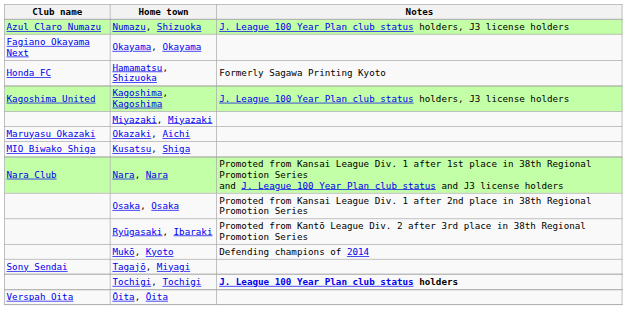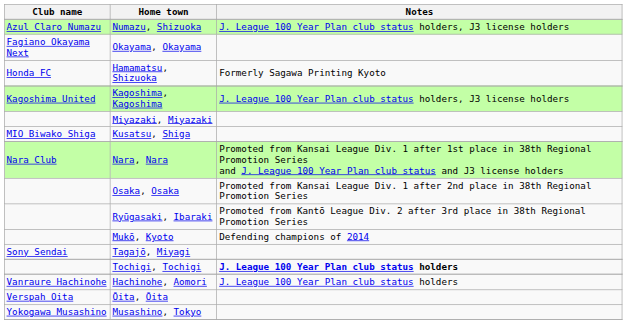- row: (151, 134)
+ row: (160, 282)
+ row: (157, 312)
